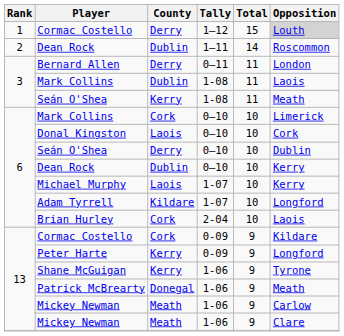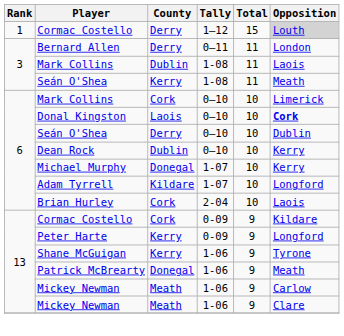- row: (66, 47)
(286, 133) normal -> (286, 116) bold
(166, 185) Laois -> (172, 167) Donegal
